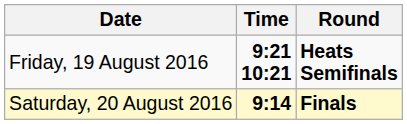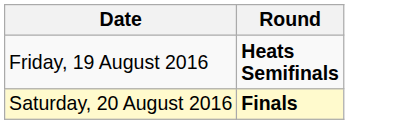- column: (266, 19)
